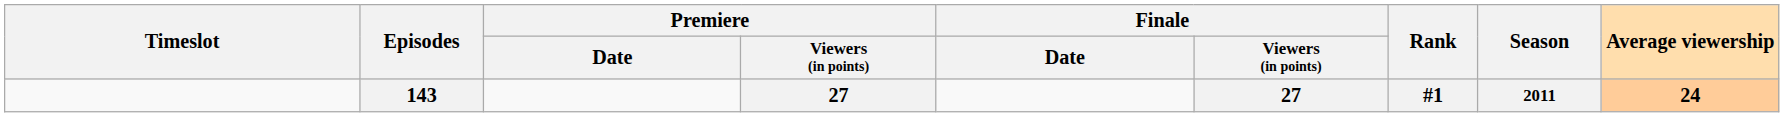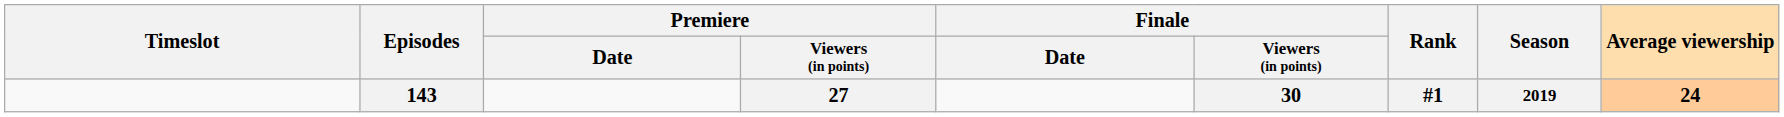(1291, 95) 27 -> (1291, 95) 30
(1540, 95) 2011 -> (1540, 95) 2019
